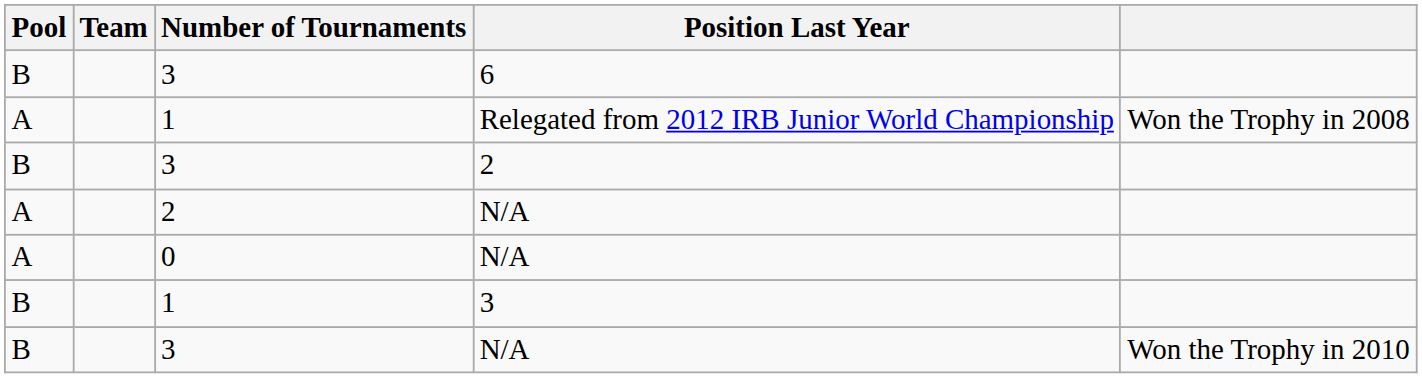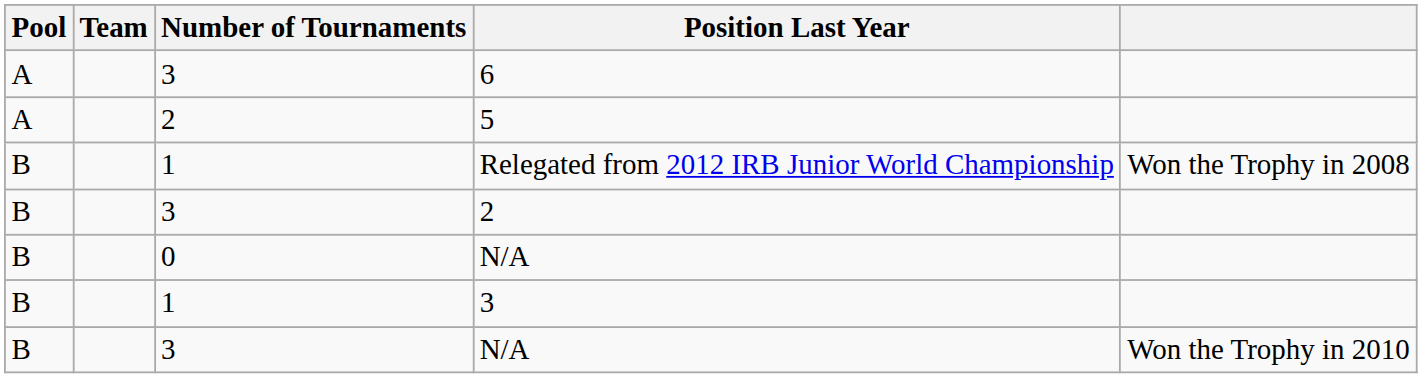(21, 73) B -> (22, 73) A
+ row: (168, 119)
(22, 119) A -> (21, 165) B
- row: (168, 211)
(22, 257) A -> (21, 257) B
